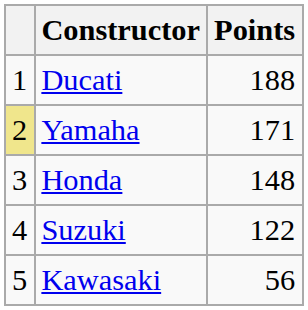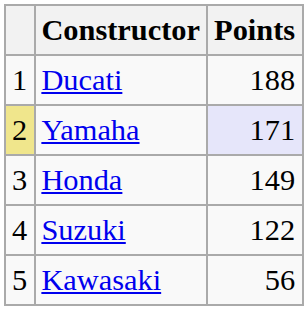(272, 130) no background -> (272, 130) lavender background
(272, 180) 148 -> (272, 180) 149
